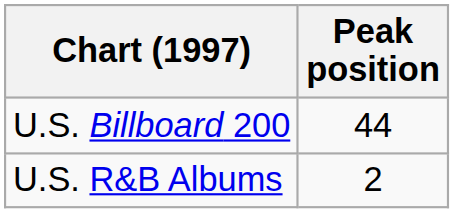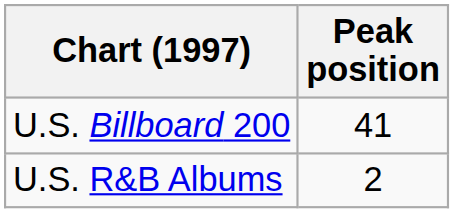(373, 125) 44 -> (373, 125) 41
